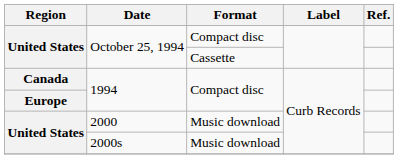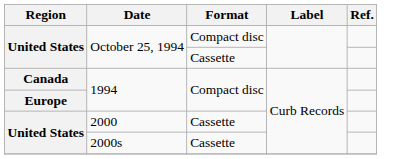(235, 121) Music download -> (213, 121) Cassette
(235, 143) Music download -> (213, 143) Cassette
